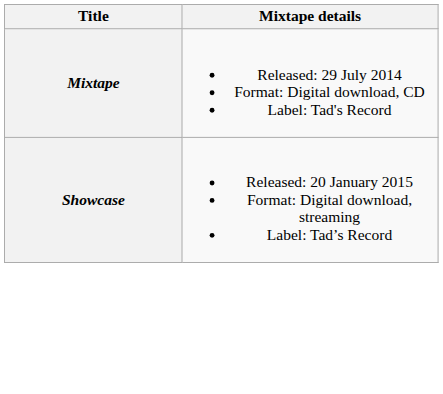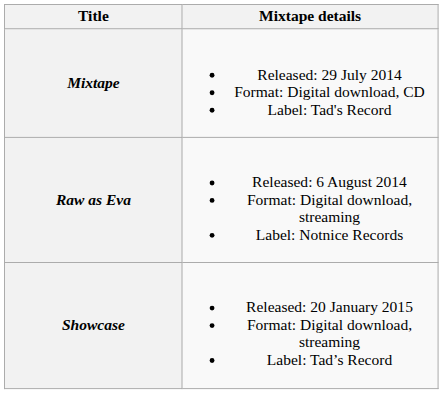+ row: (93, 199)
